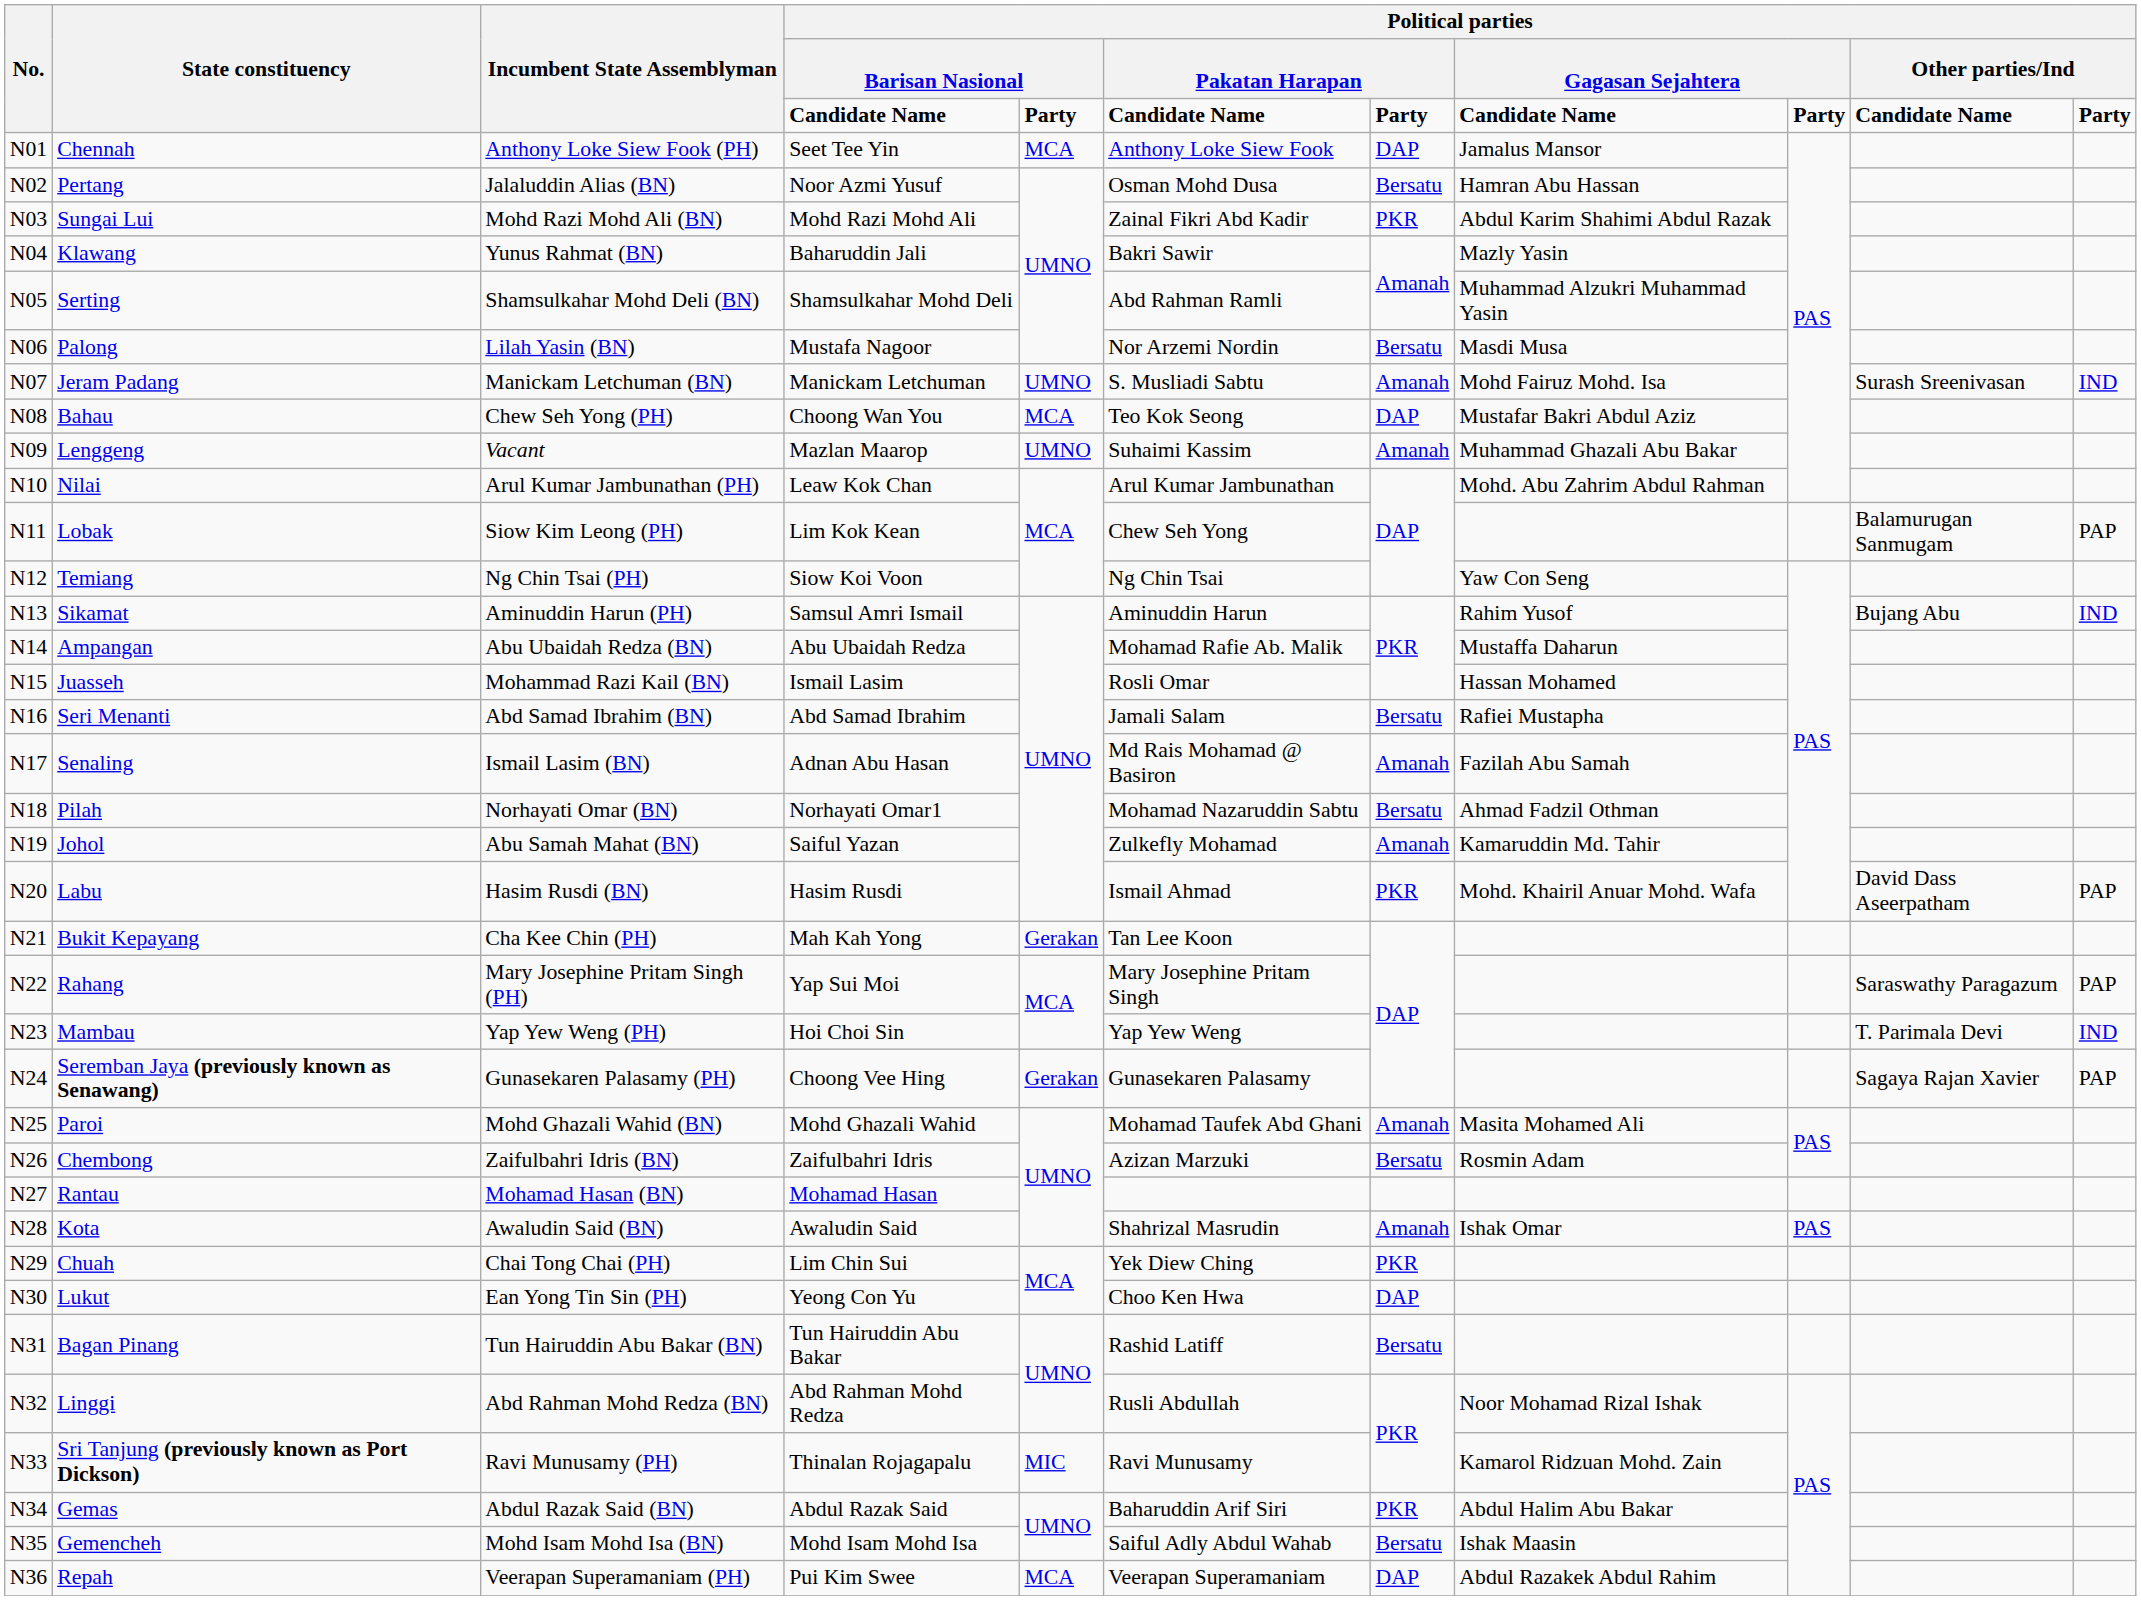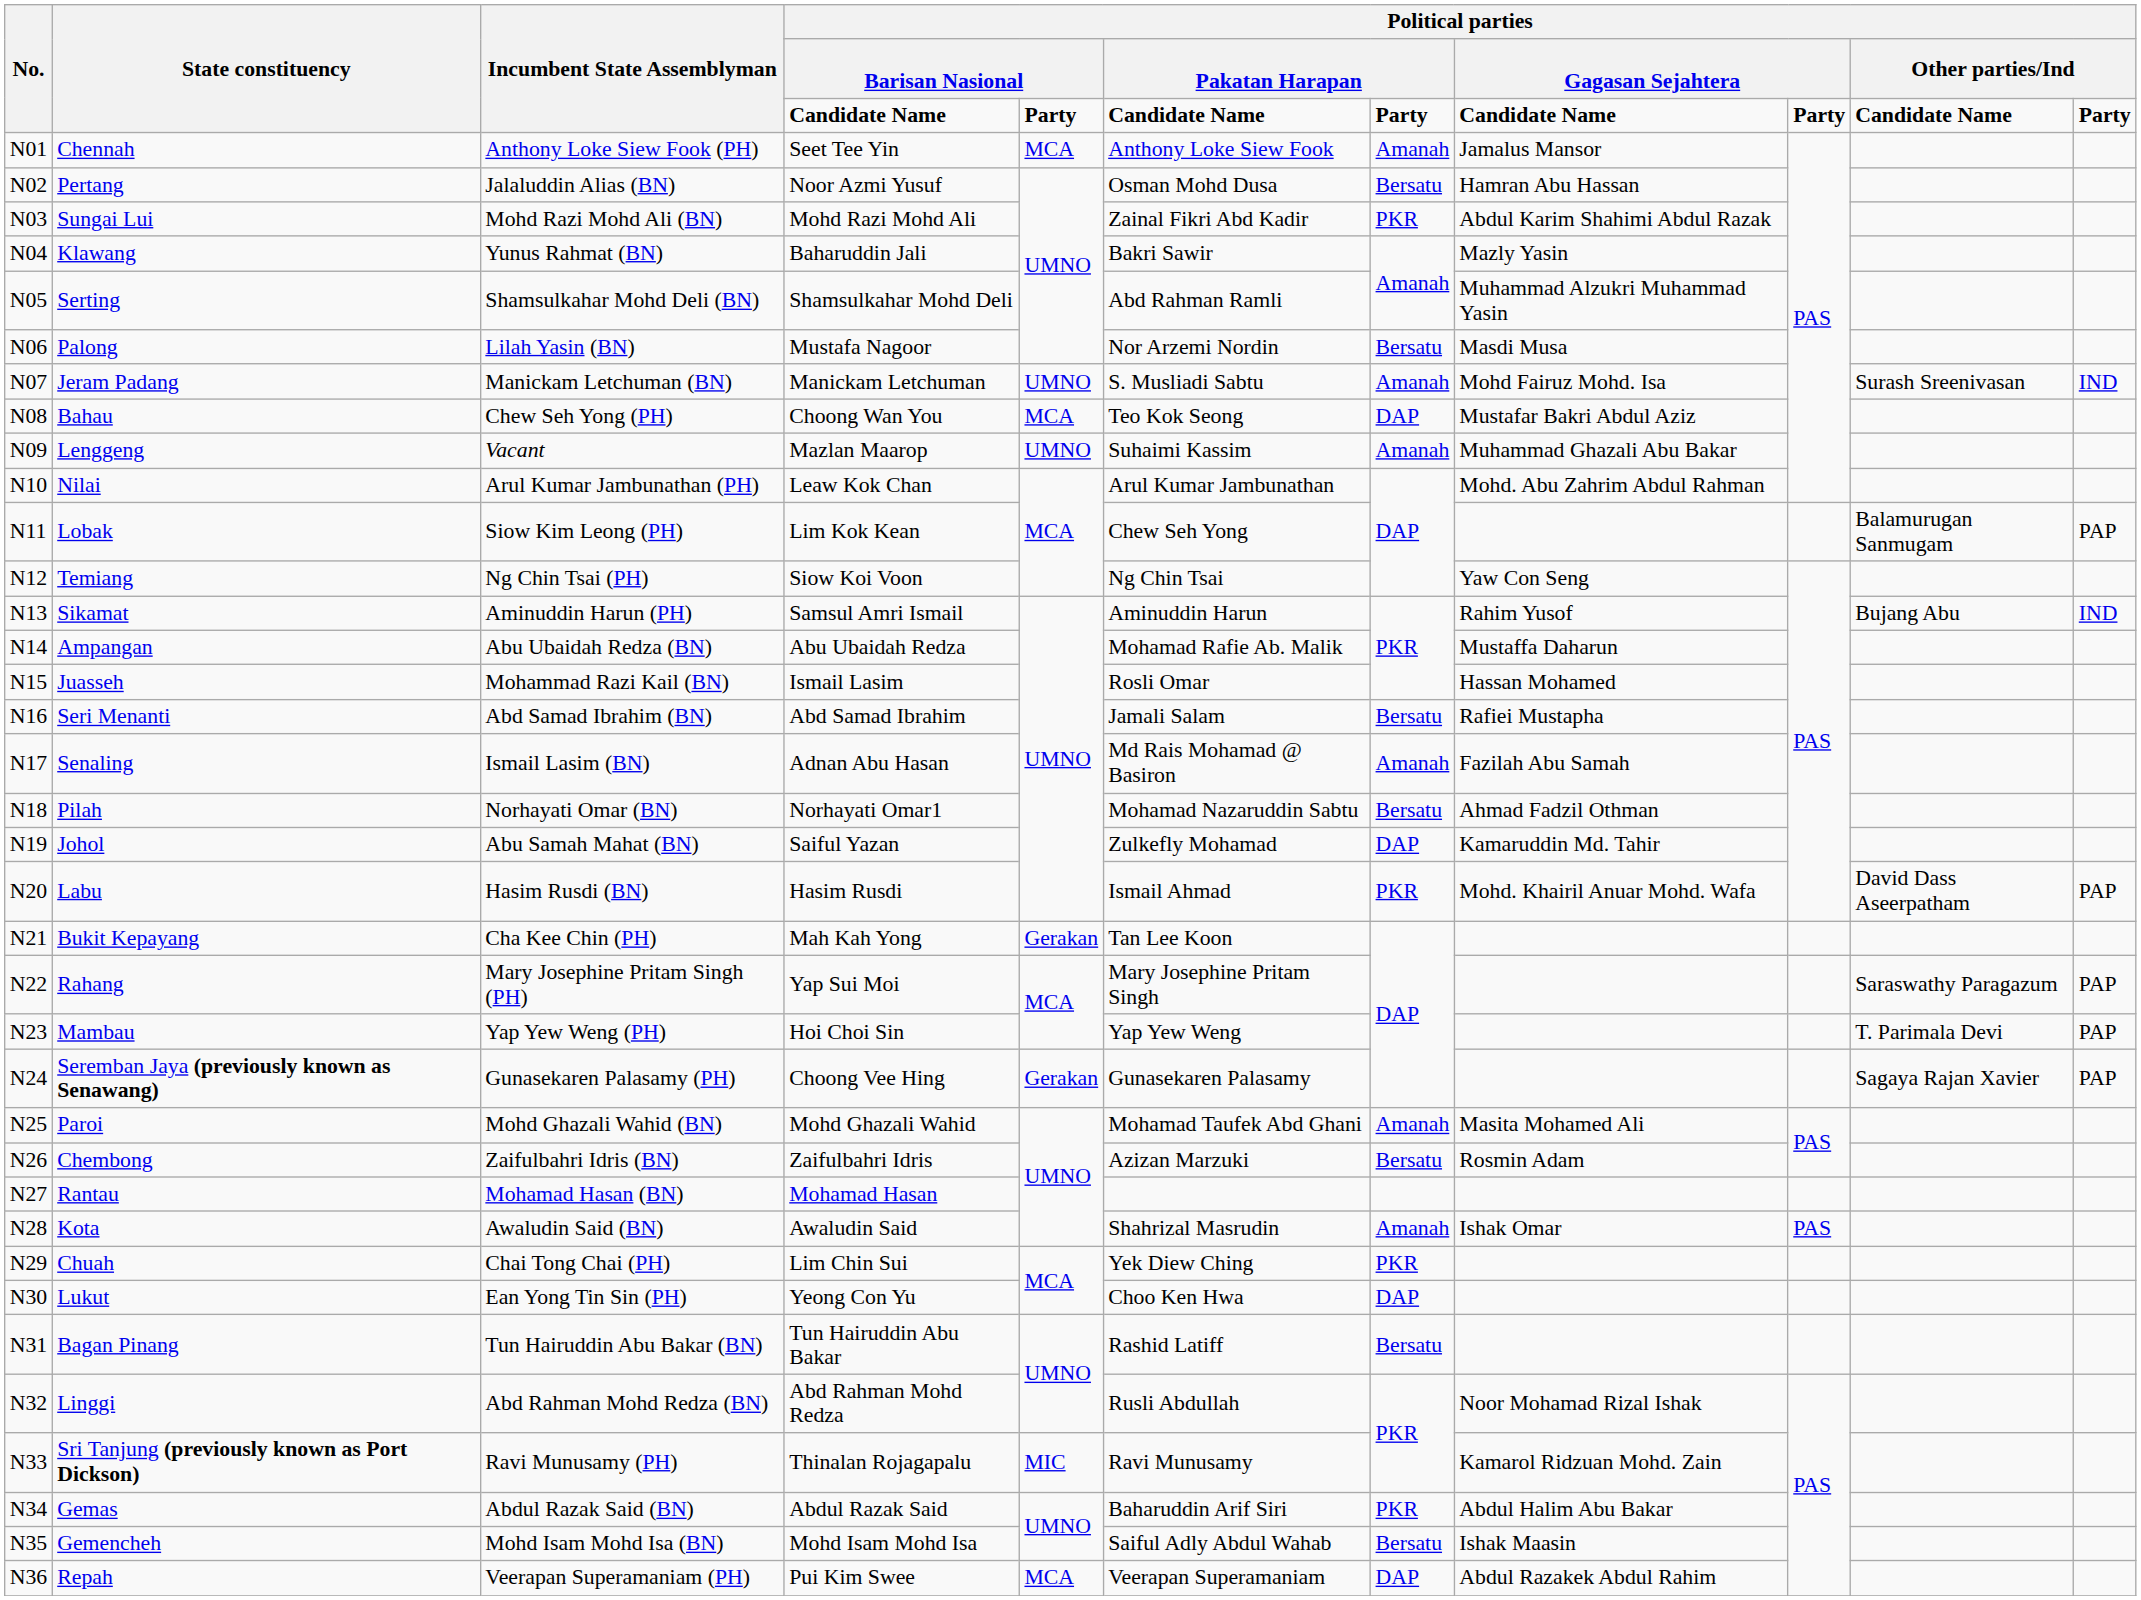(1397, 149) DAP -> (1412, 149) Amanah
(1412, 844) Amanah -> (1397, 844) DAP
(2098, 1031) IND -> (2098, 1031) PAP
